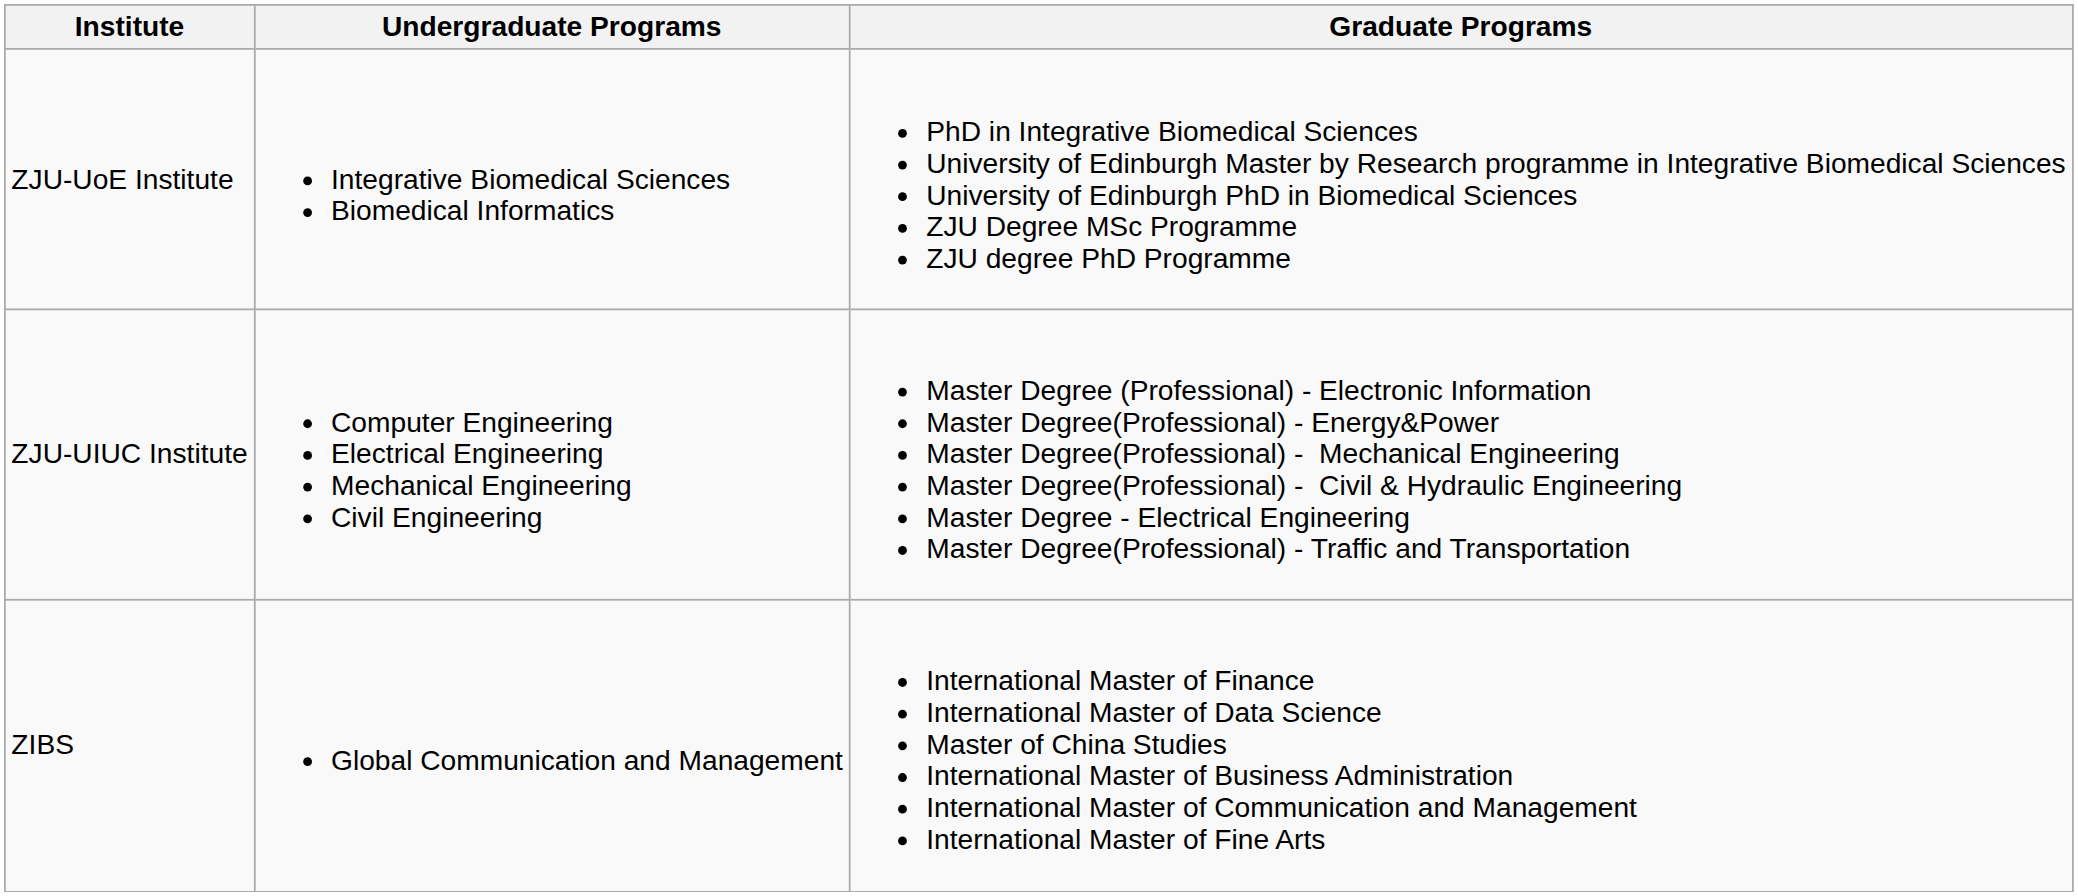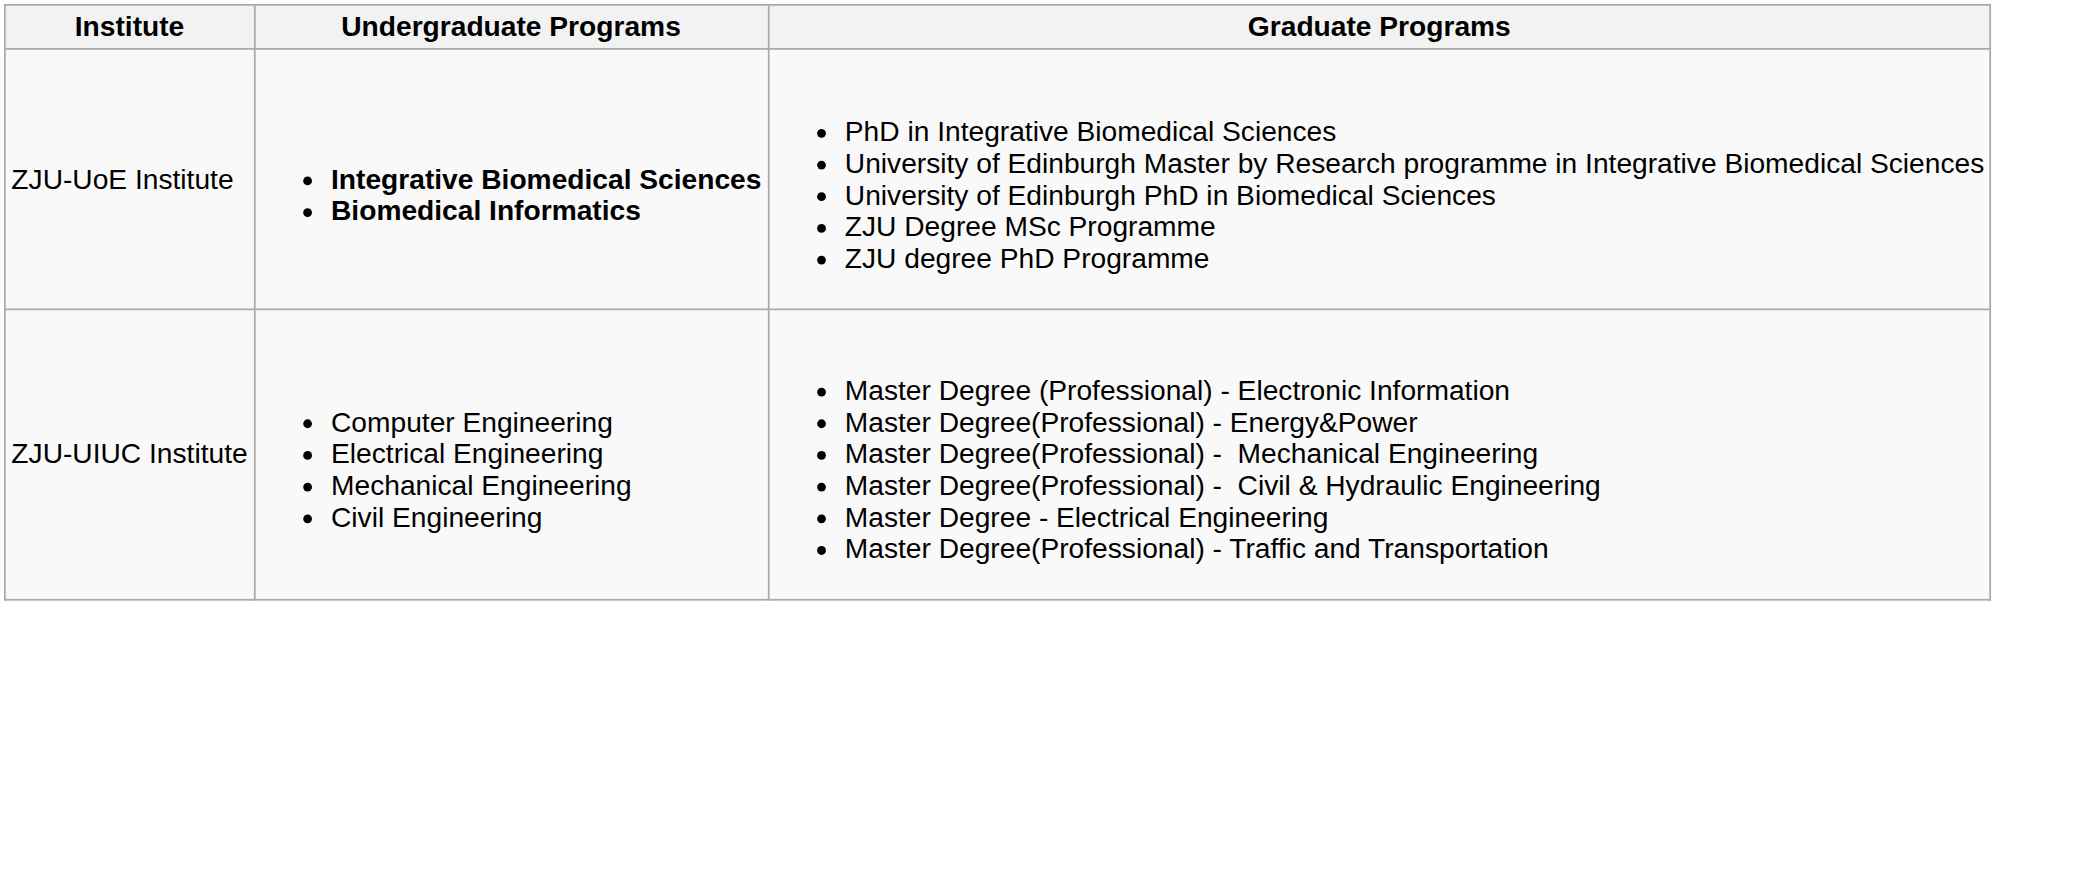(552, 195) normal -> (511, 195) bold
- row: (43, 745)
